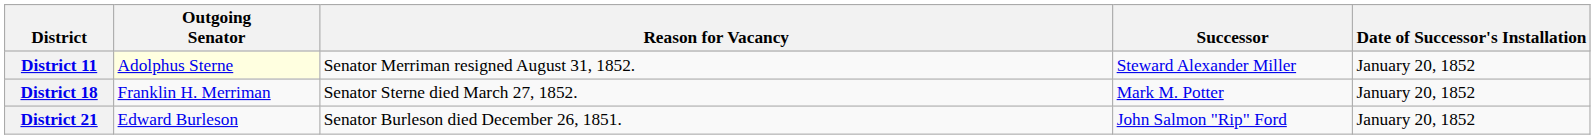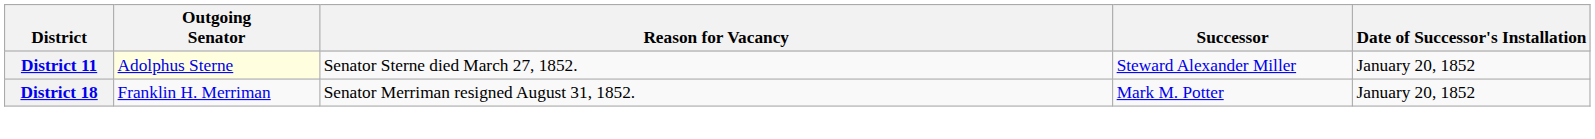(479, 65) Senator Merriman resigned August 31, 1852. -> (451, 65) Senator Sterne died March 27, 1852.
(451, 92) Senator Sterne died March 27, 1852. -> (479, 92) Senator Merriman resigned August 31, 1852.
- row: (59, 119)
